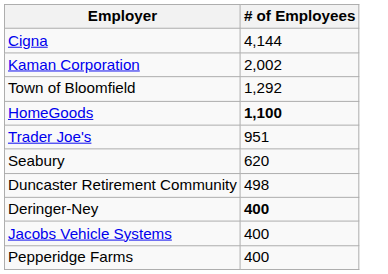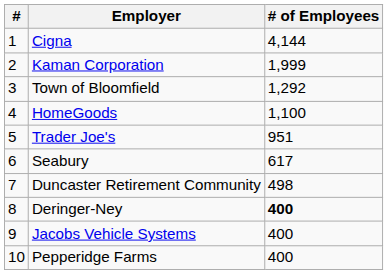+ column: (16, 16)
(263, 64) 2,002 -> (287, 64) 1,999
(263, 112) bold -> (287, 112) normal
(257, 161) 620 -> (281, 161) 617
